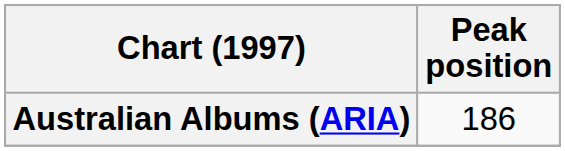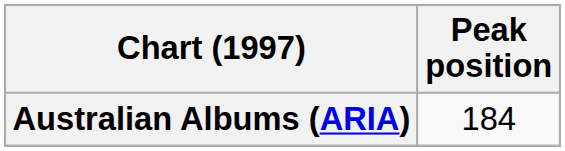(489, 118) 186 -> (489, 118) 184
